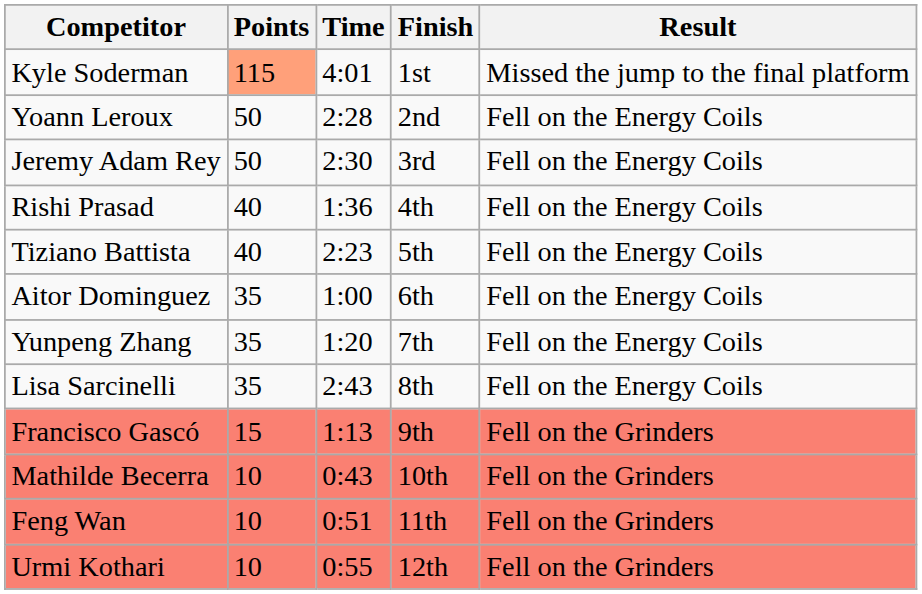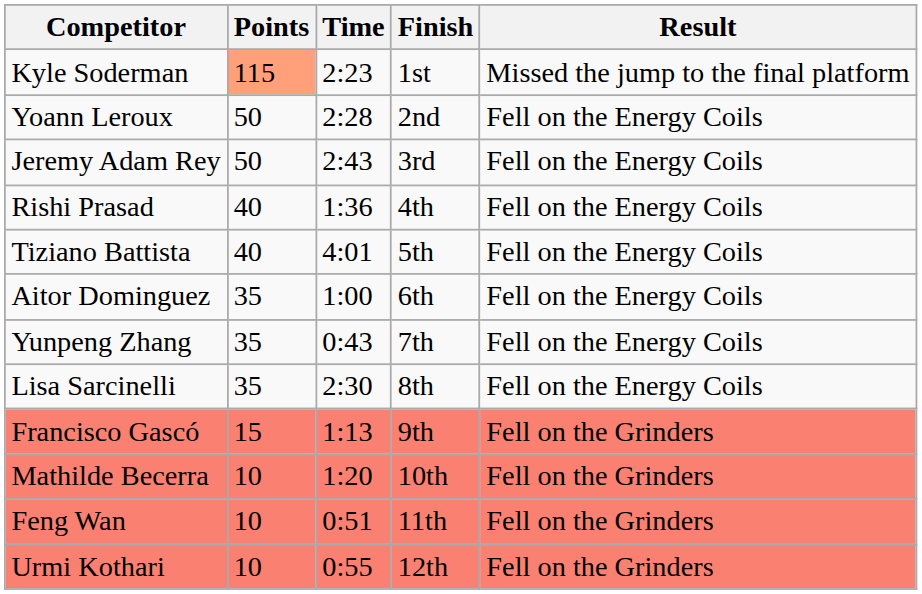(347, 71) 4:01 -> (347, 71) 2:23
(347, 161) 2:30 -> (347, 161) 2:43
(347, 251) 2:23 -> (347, 251) 4:01
(347, 341) 1:20 -> (347, 341) 0:43
(347, 386) 2:43 -> (347, 386) 2:30
(347, 476) 0:43 -> (347, 476) 1:20
